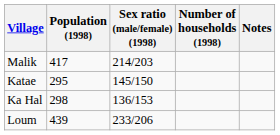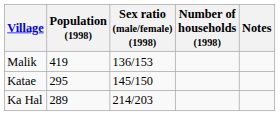(59, 61) 417 -> (59, 61) 419
(133, 61) 214/203 -> (133, 61) 136/153
(59, 100) 298 -> (59, 100) 289
(133, 100) 136/153 -> (133, 100) 214/203
- row: (22, 120)
